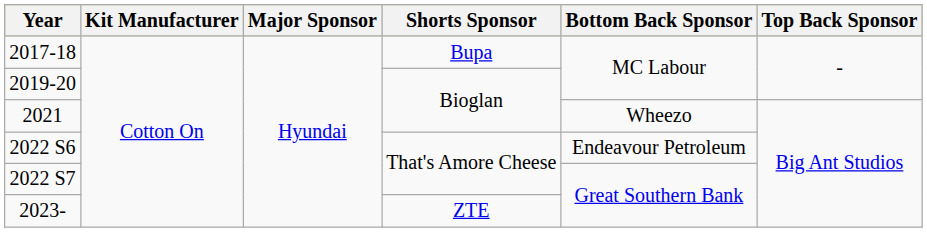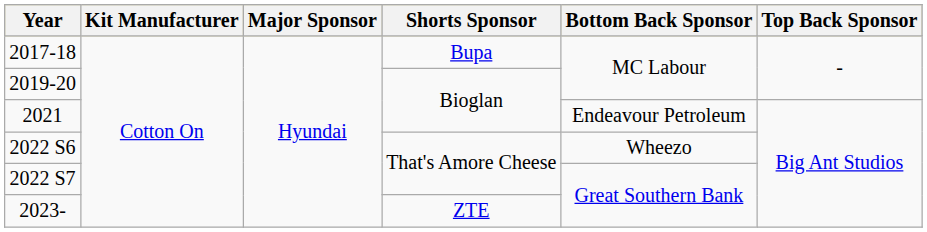(659, 115) Wheezo -> (659, 115) Endeavour Petroleum
(659, 147) Endeavour Petroleum -> (659, 147) Wheezo
